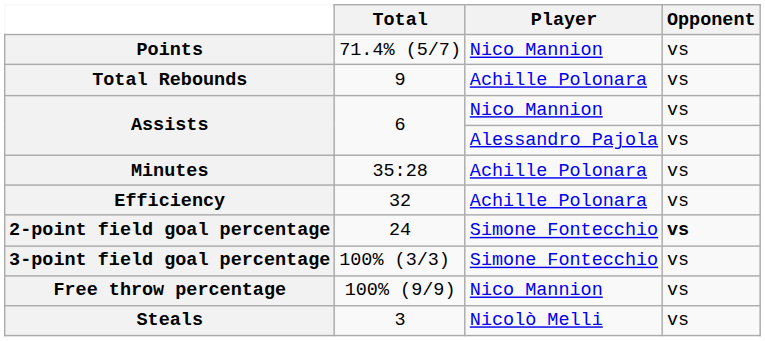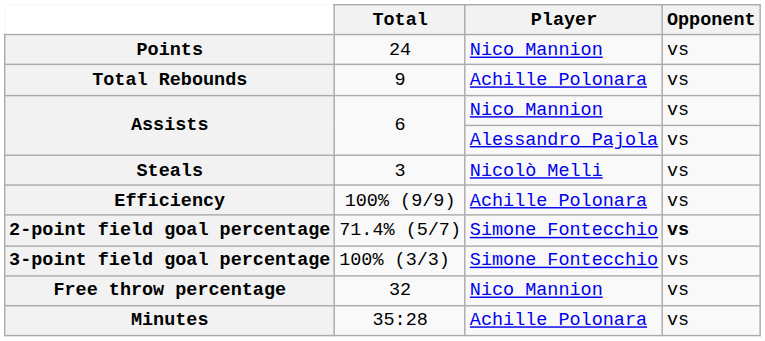(400, 50) 71.4% (5/7) -> (400, 50) 24
rows swapped: (170, 321) <-> (170, 170)
(400, 200) 32 -> (400, 200) 100% (9/9)
(400, 230) 24 -> (400, 230) 71.4% (5/7)
(400, 291) 100% (9/9) -> (400, 291) 32
